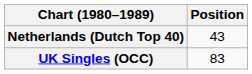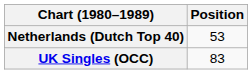(217, 36) 43 -> (217, 36) 53
